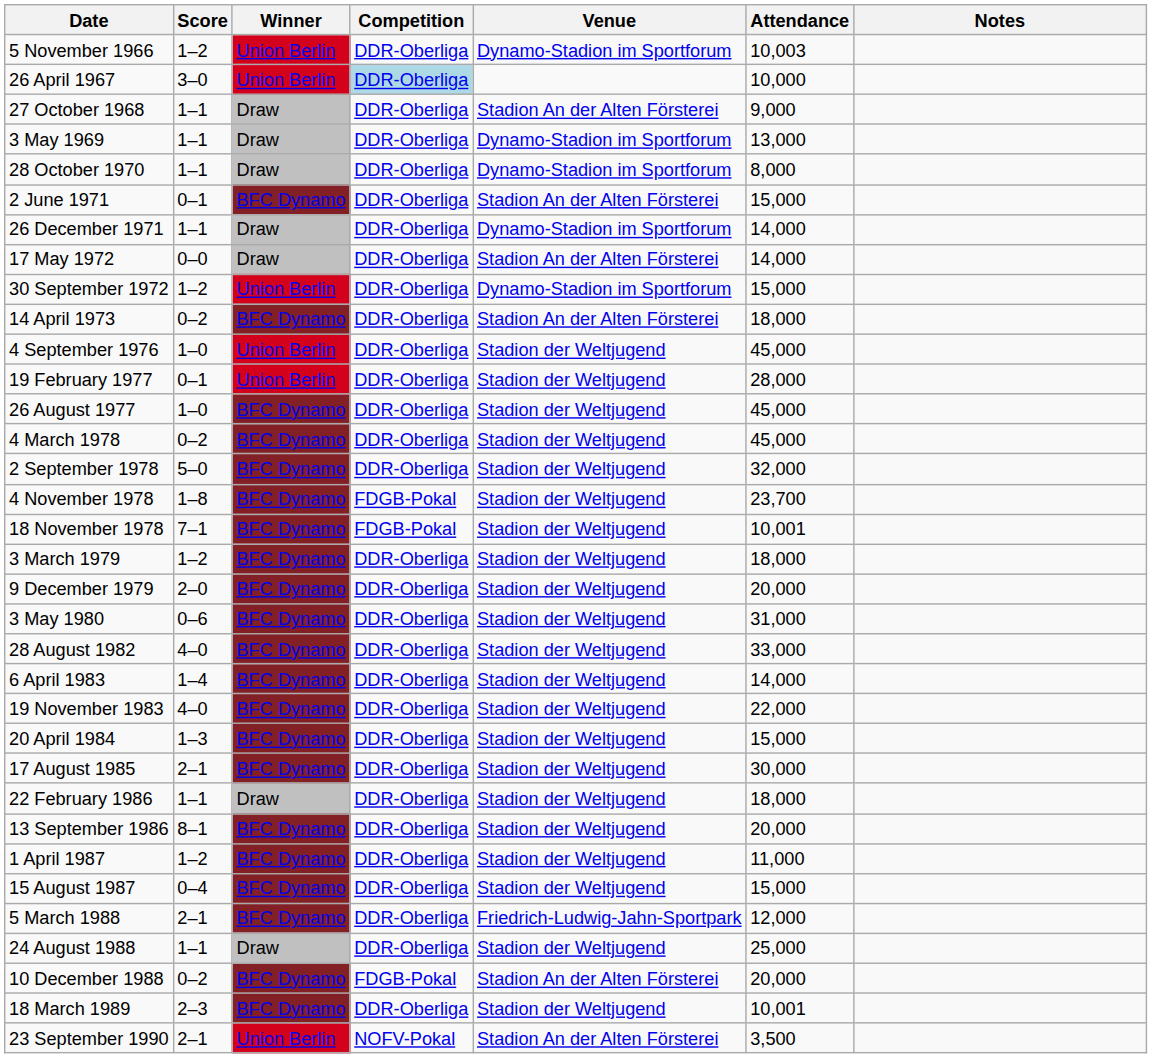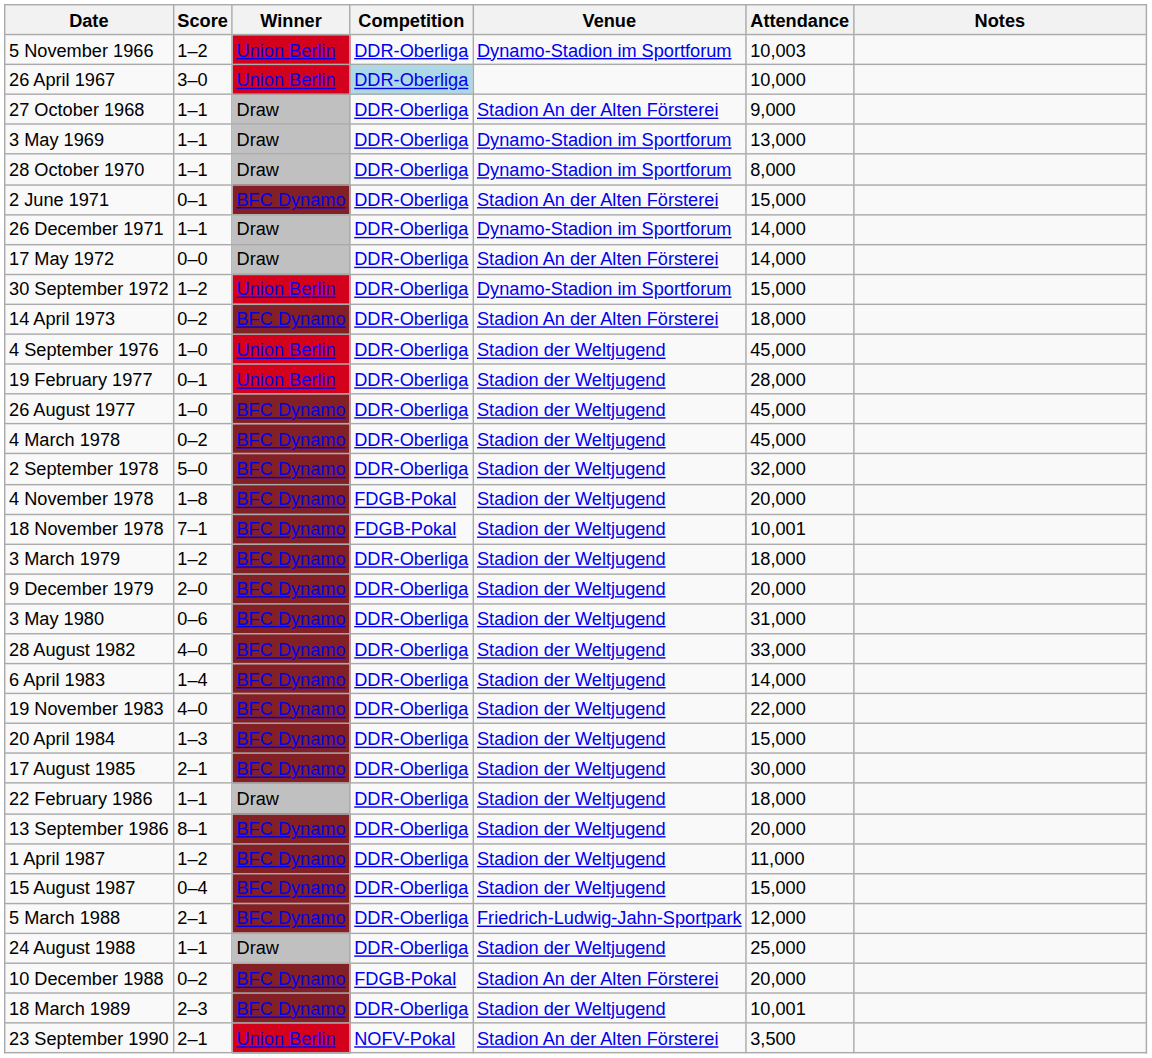(778, 499) 23,700 -> (778, 499) 20,000
